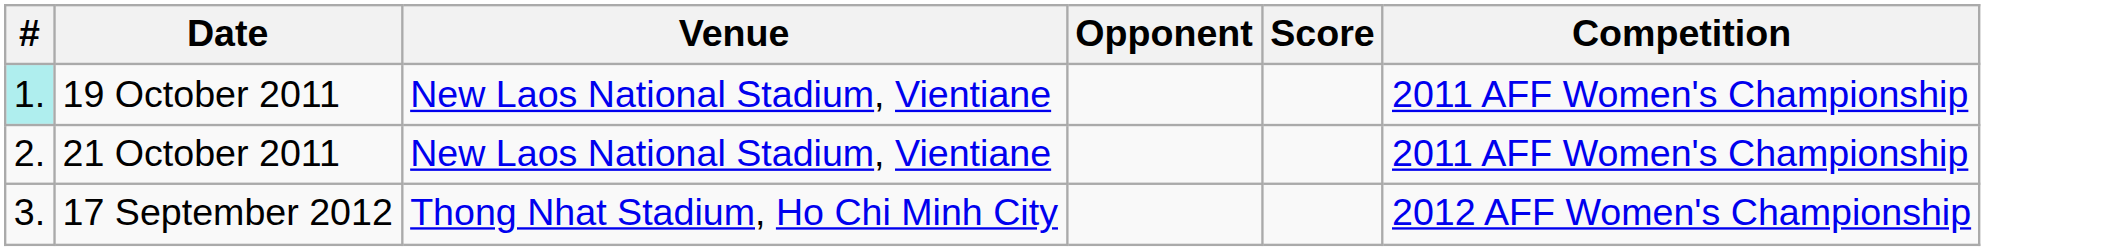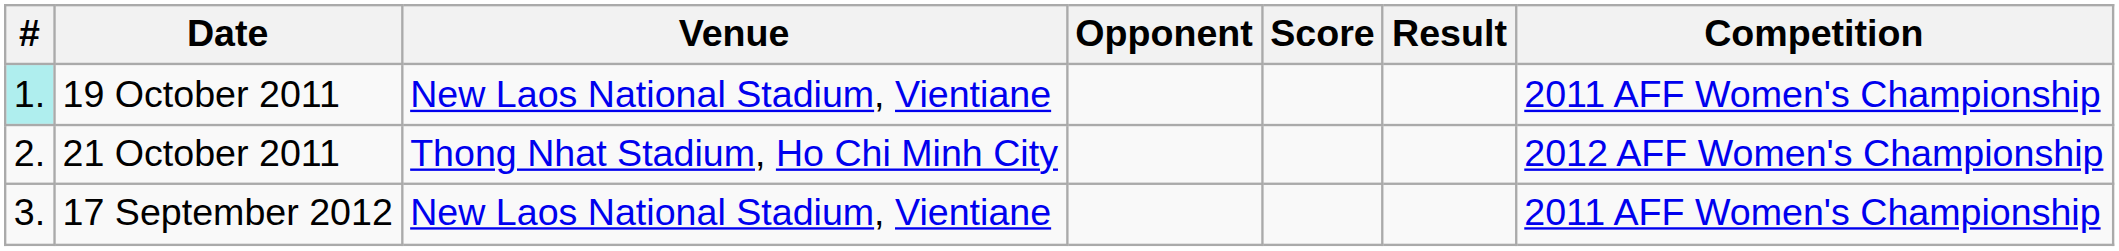+ column: (1449, 34)
(731, 153) New Laos National Stadium, Vientiane -> (734, 153) Thong Nhat Stadium, Ho Chi Minh City
(1680, 153) 2011 AFF Women's Championship -> (1814, 153) 2012 AFF Women's Championship
(734, 213) Thong Nhat Stadium, Ho Chi Minh City -> (731, 213) New Laos National Stadium, Vientiane
(1682, 213) 2012 AFF Women's Championship -> (1812, 213) 2011 AFF Women's Championship
